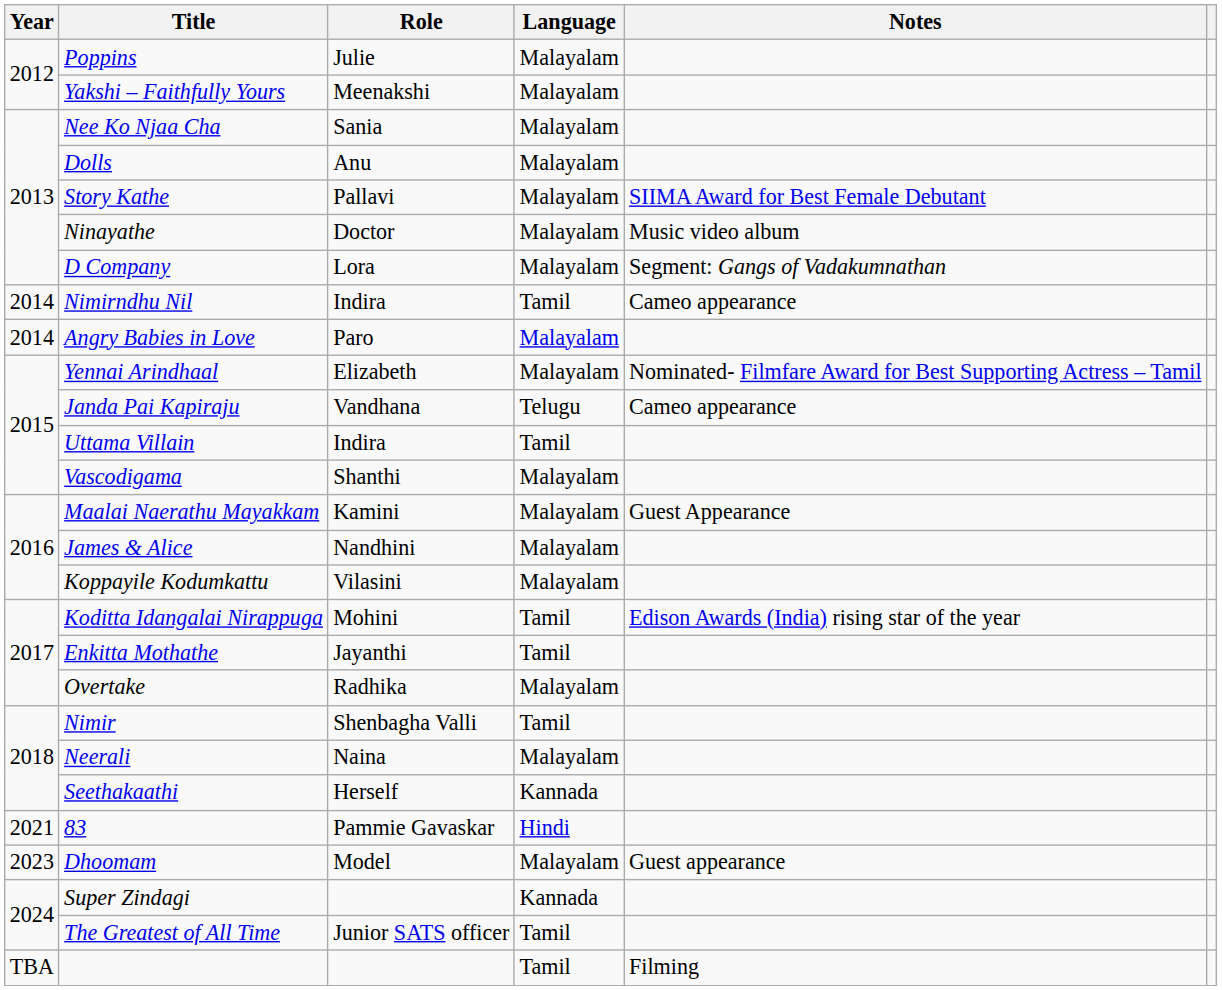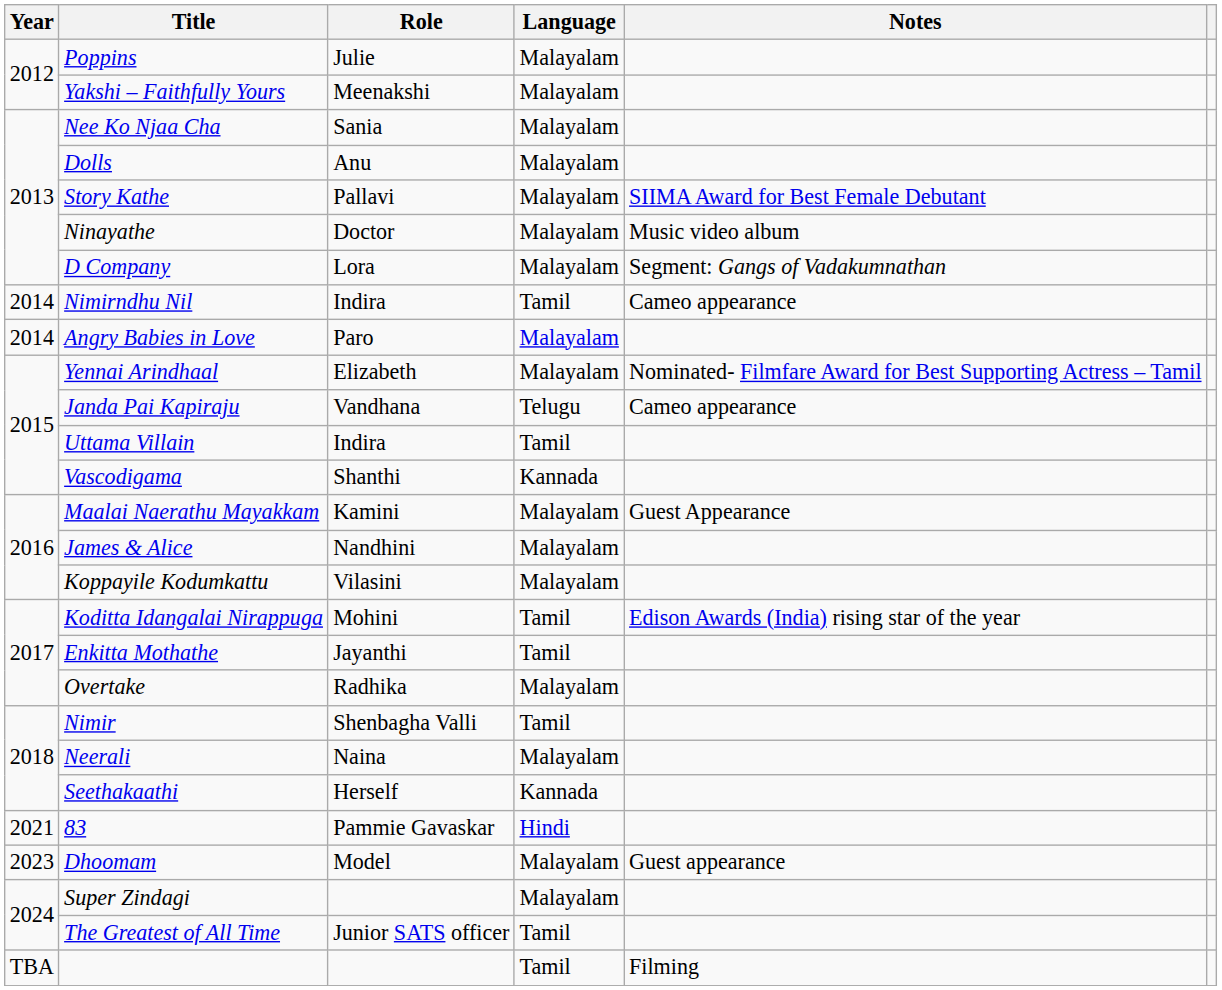(569, 477) Malayalam -> (559, 477) Kannada
(559, 897) Kannada -> (569, 897) Malayalam
